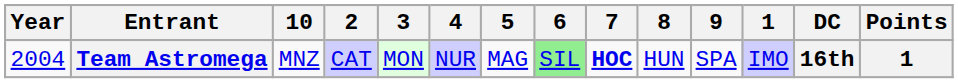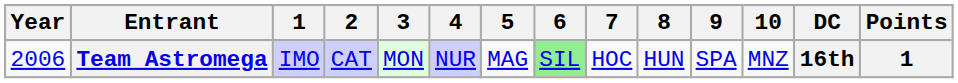columns swapped: (768, 23) <-> (299, 23)
(38, 59) 2004 -> (38, 59) 2006
(612, 59) bold -> (612, 59) normal
